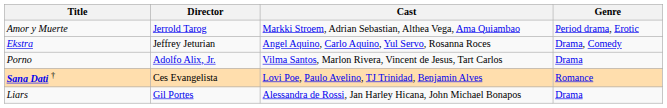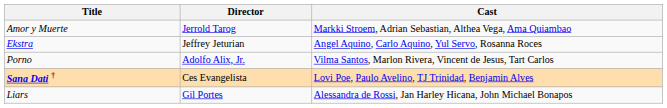- column: (608, 12)
